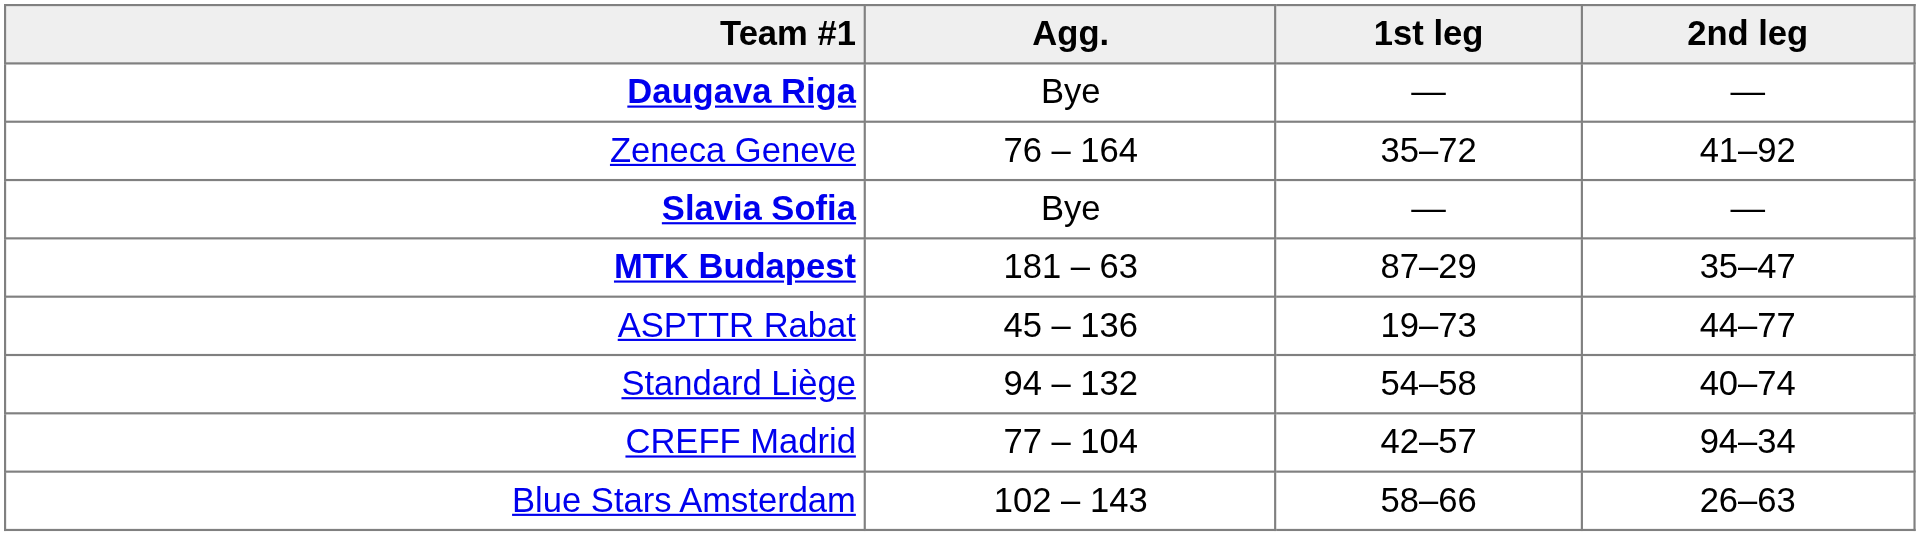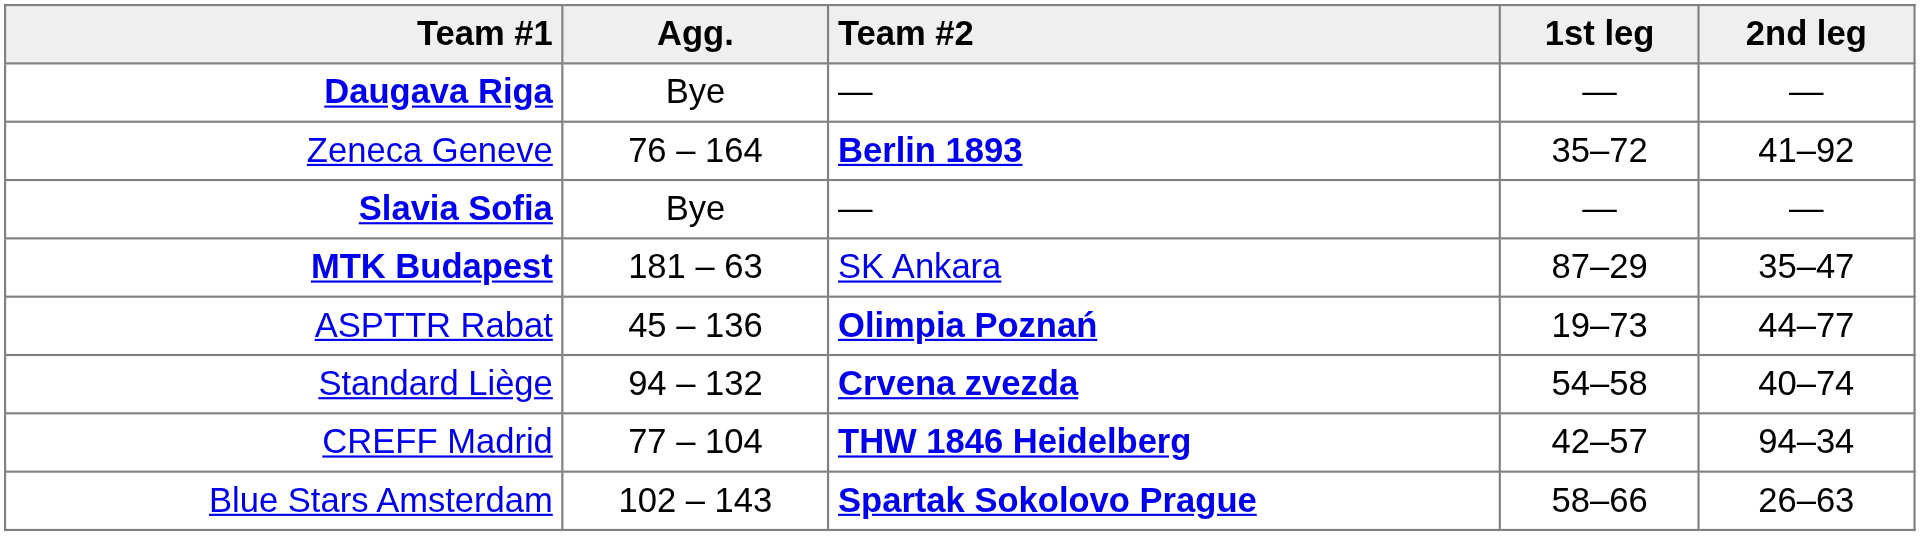+ column: (906, 33)
